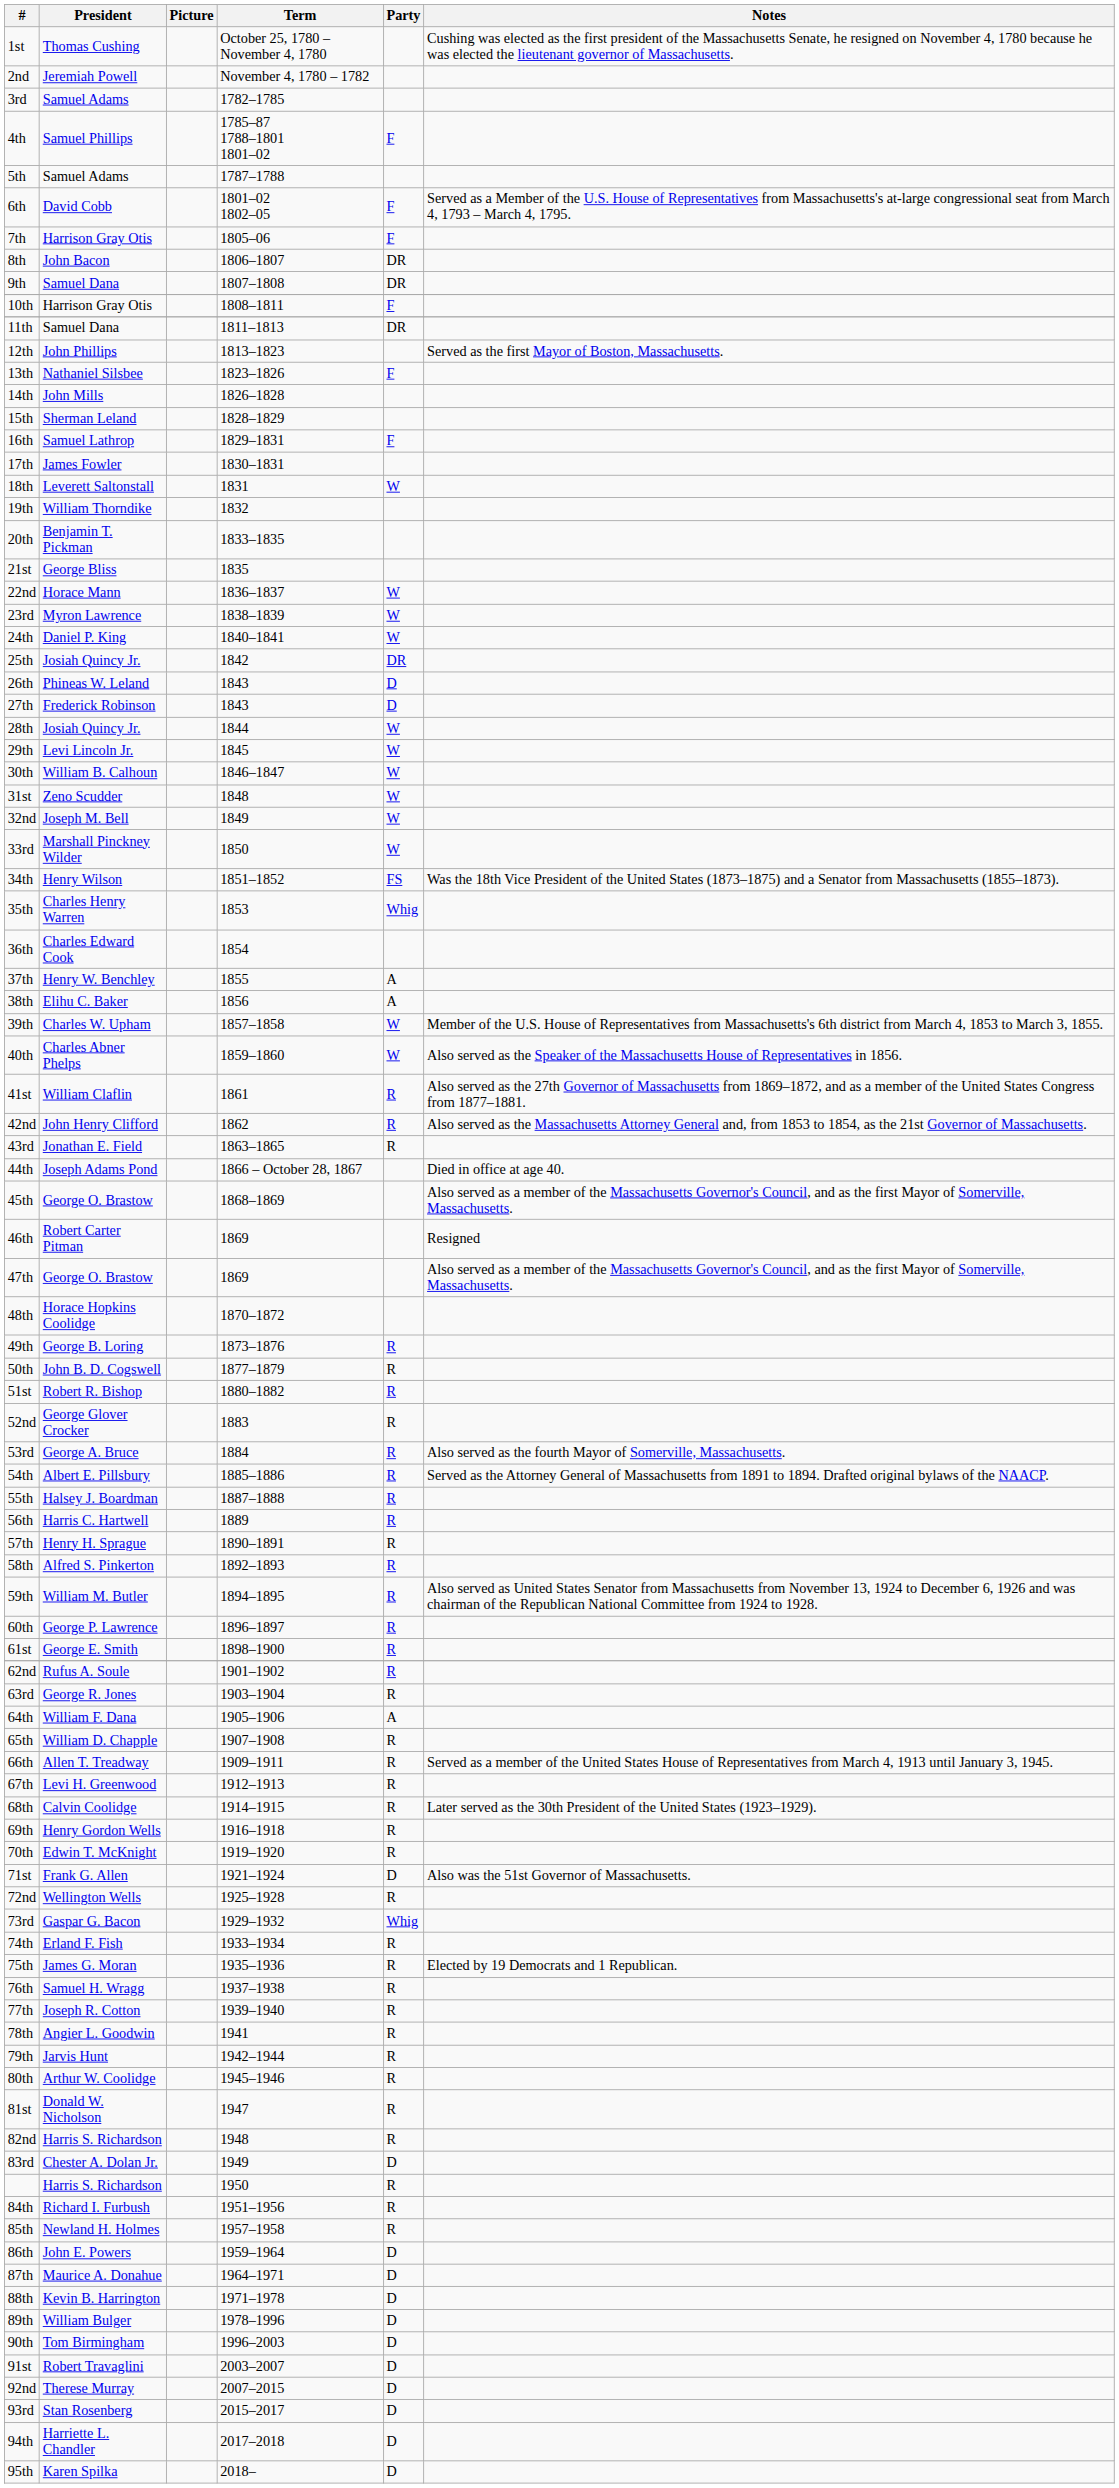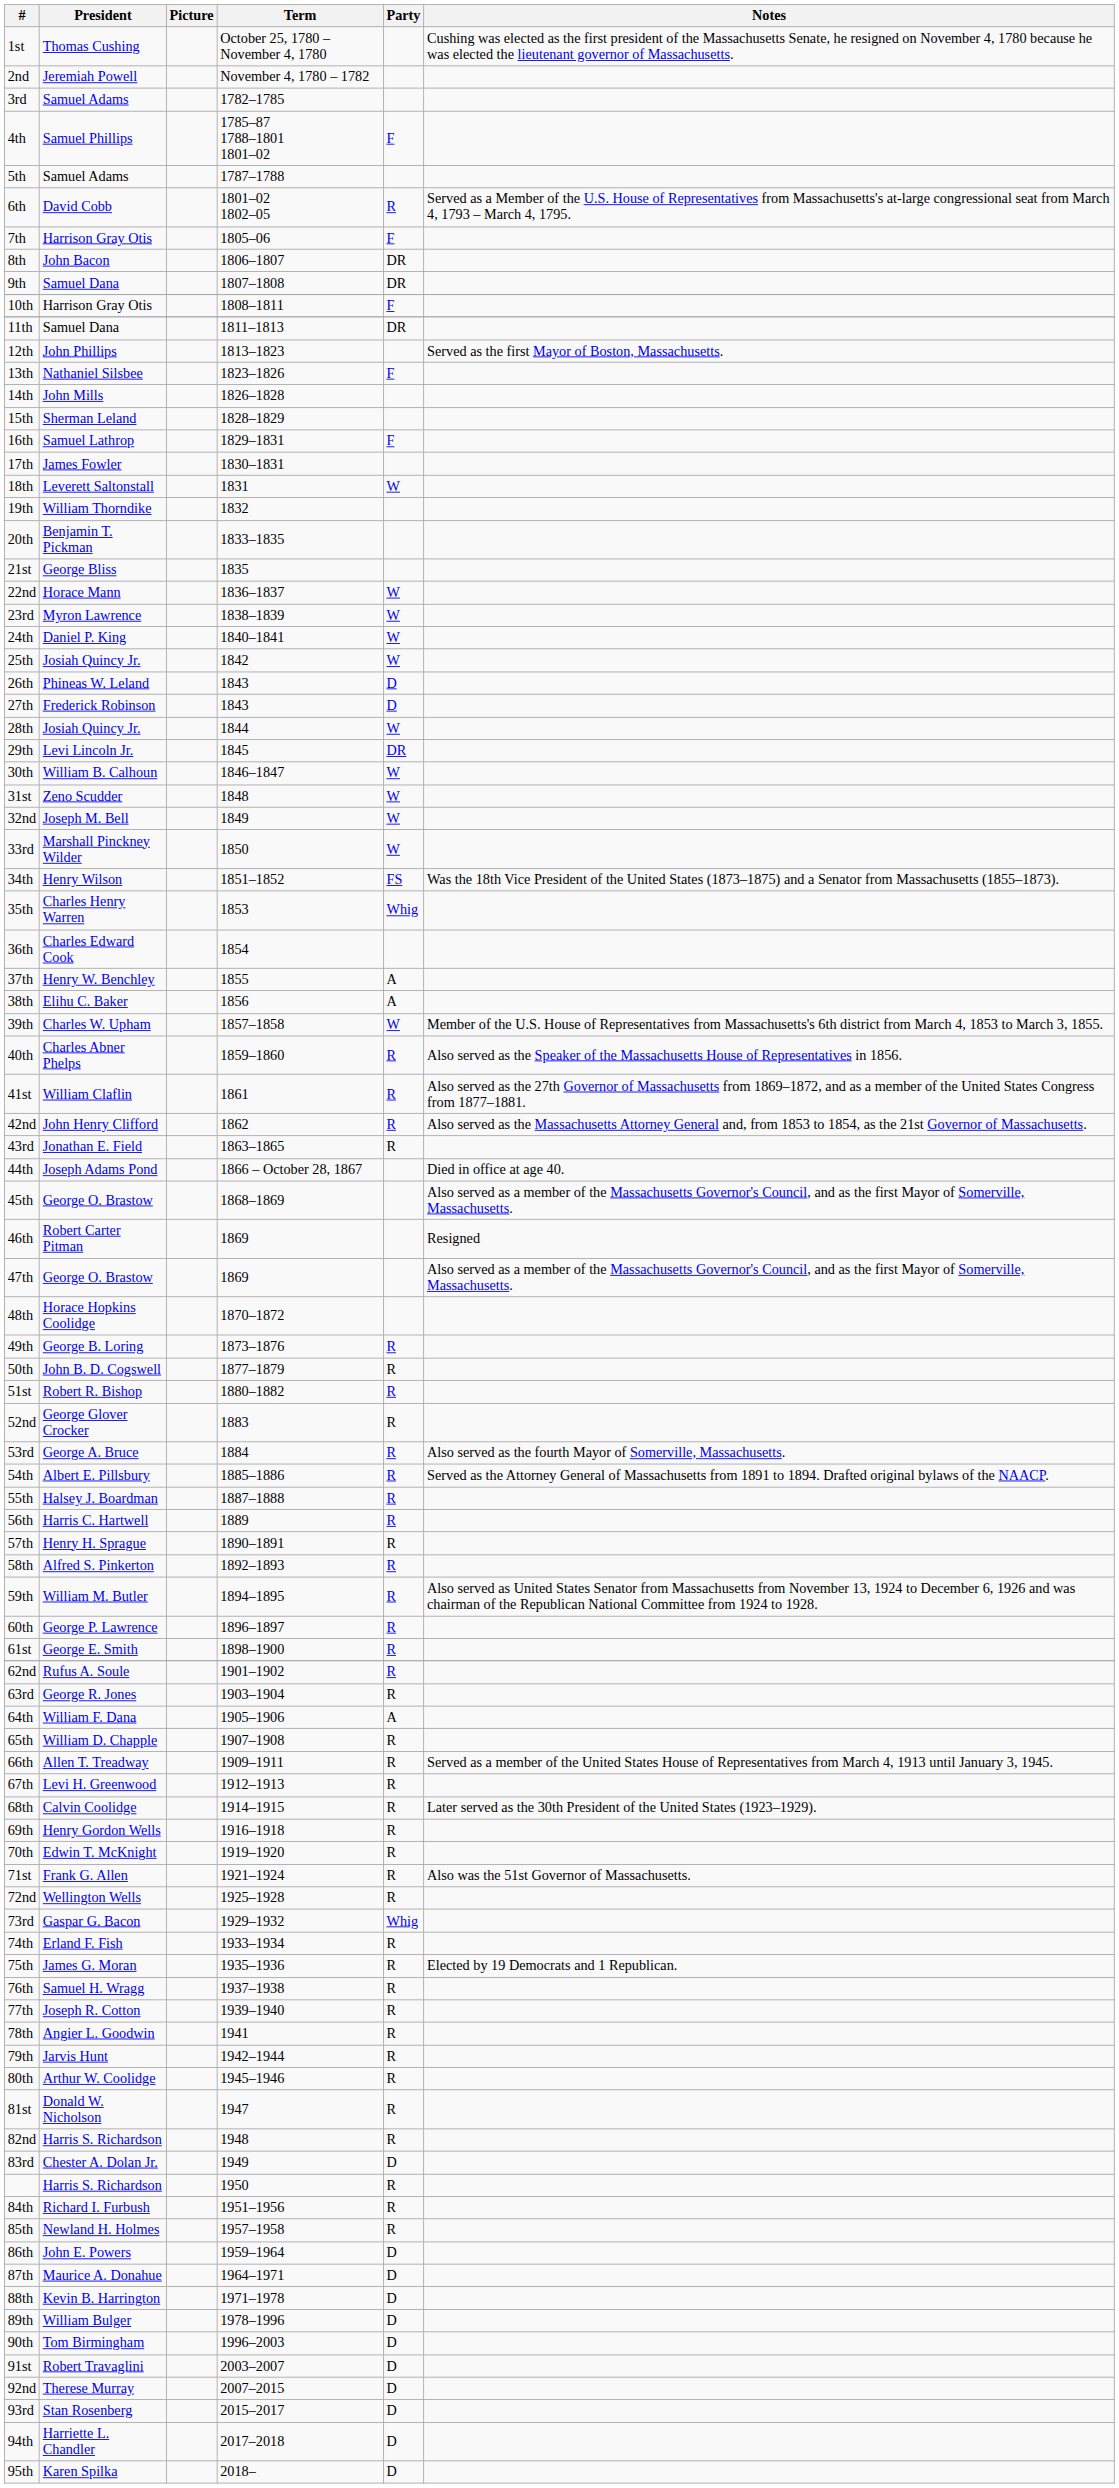(390, 207) F -> (391, 207) R
(396, 660) DR -> (393, 660) W
(393, 750) W -> (396, 750) DR
(393, 1055) W -> (391, 1055) R
(392, 1875) D -> (391, 1875) R
